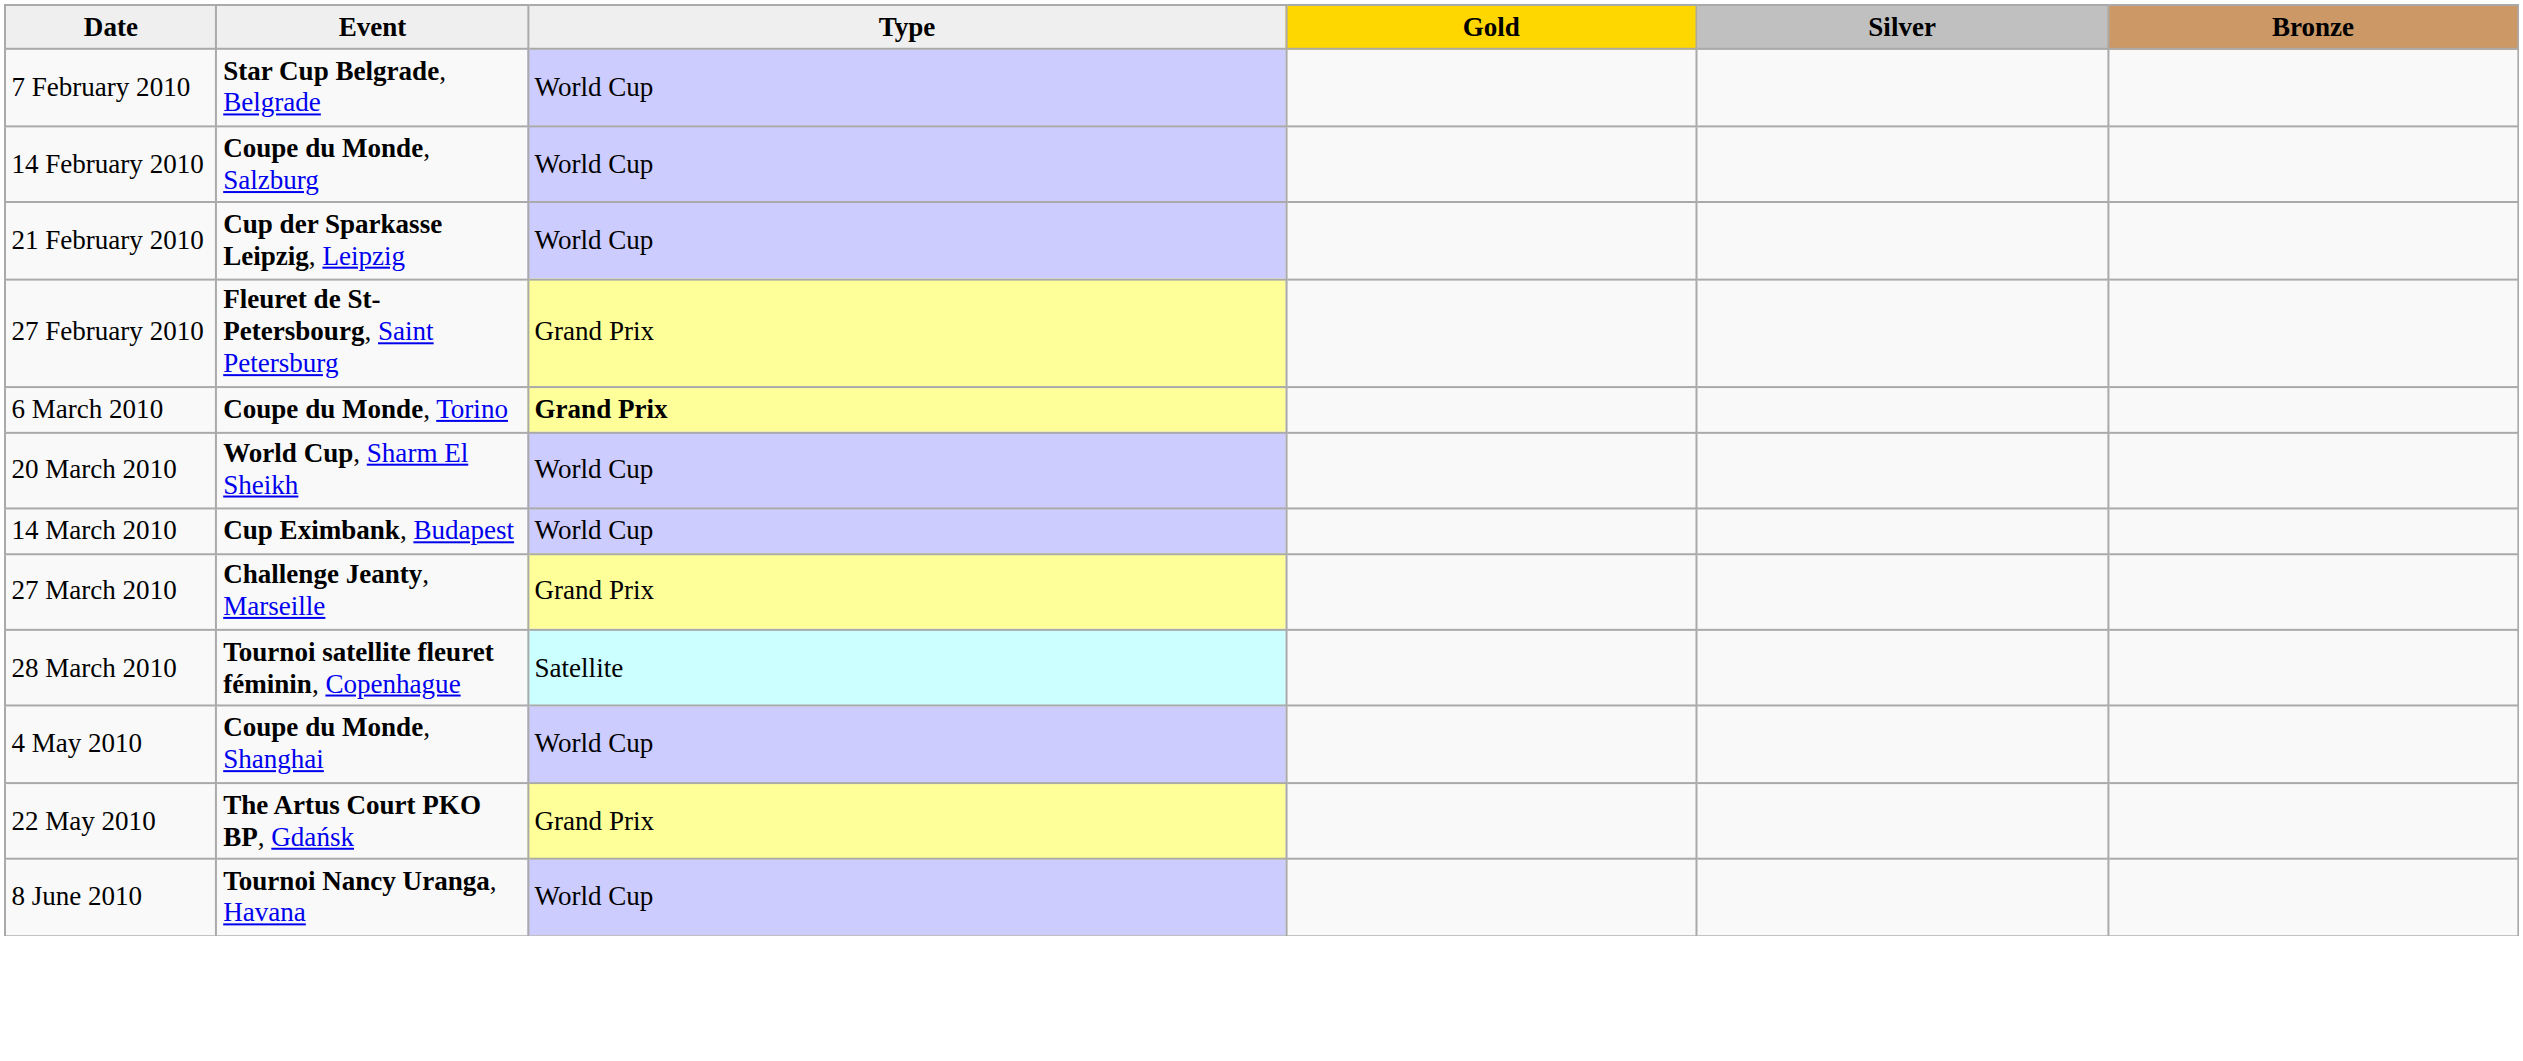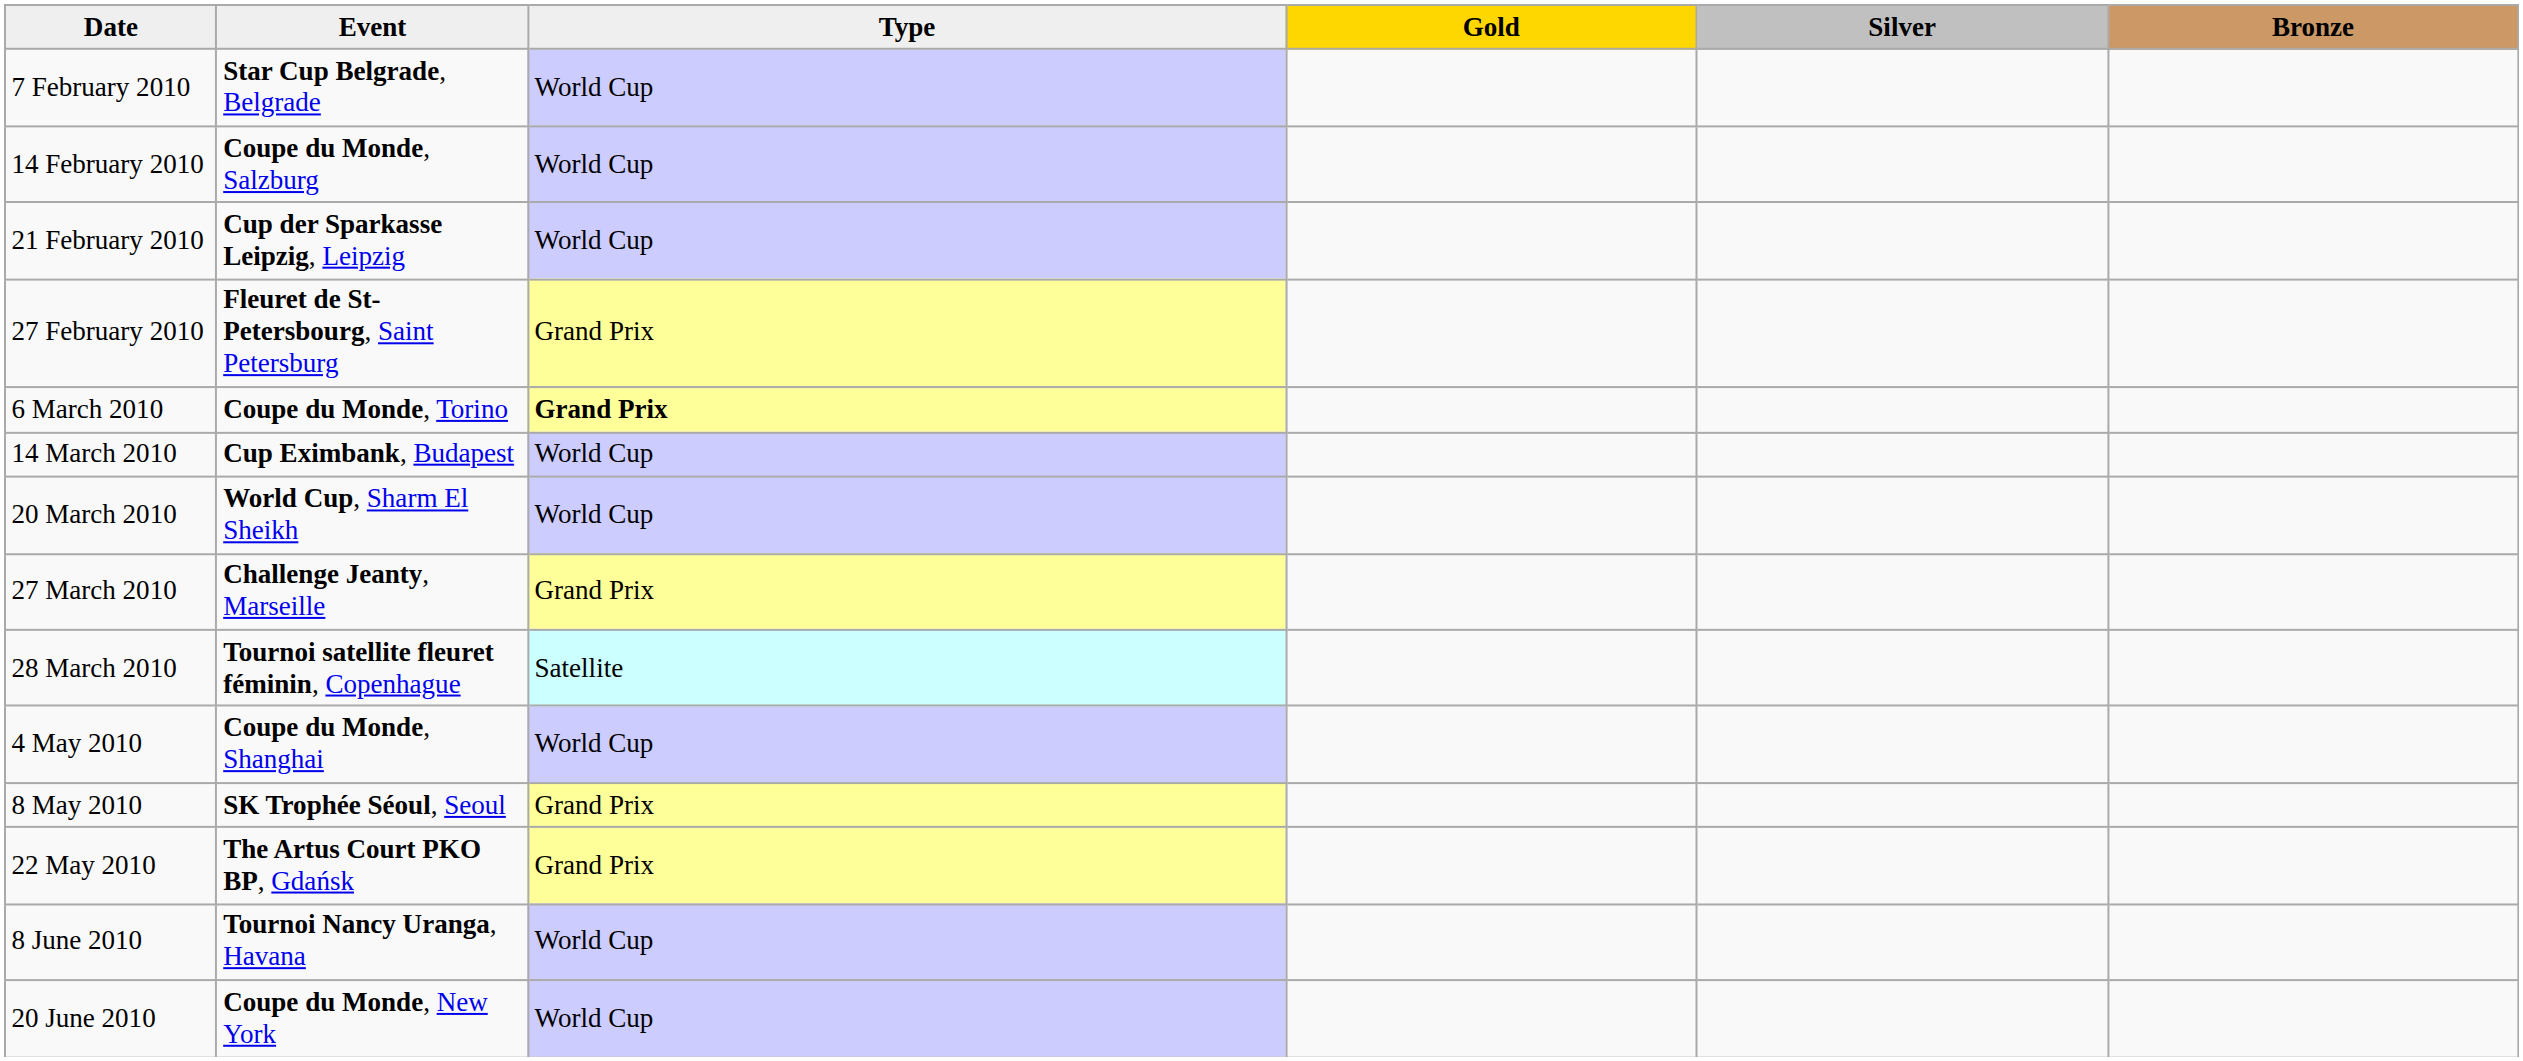rows swapped: (94, 530) <-> (94, 469)
+ row: (77, 804)
+ row: (84, 1017)
